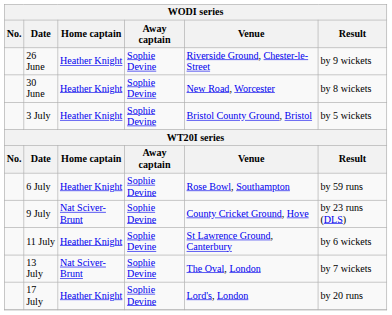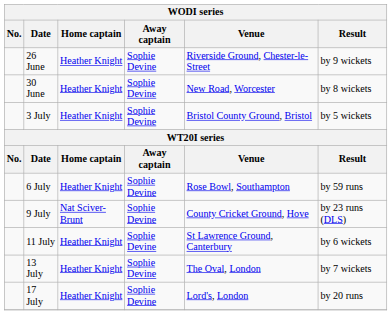(83, 268) Nat Sciver-Brunt -> (91, 268) Heather Knight
